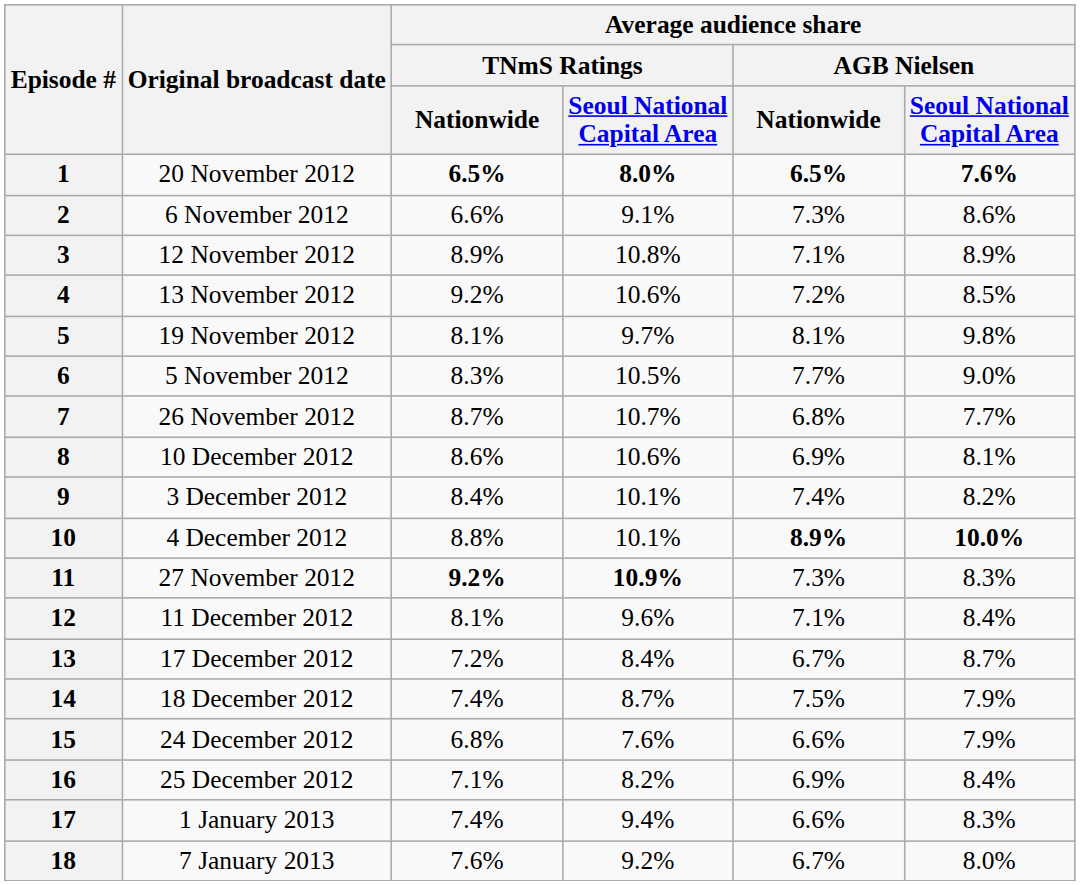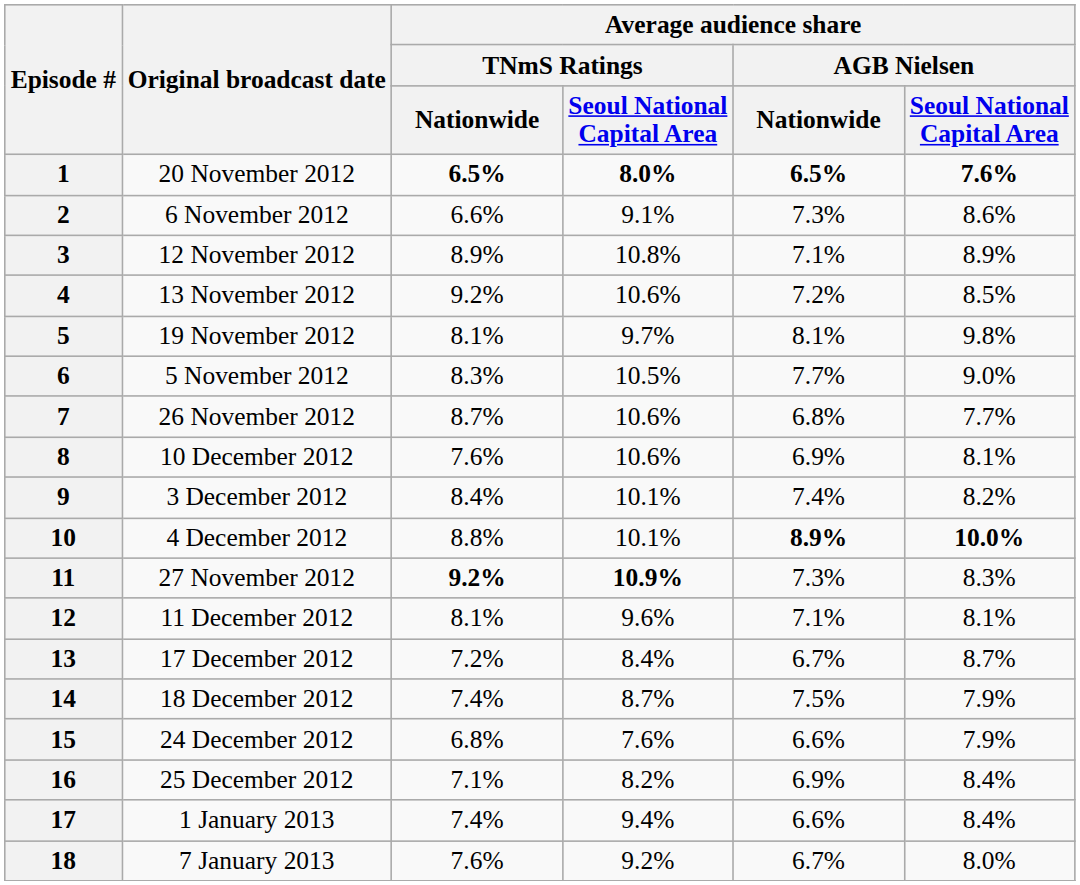(648, 416) 10.7% -> (648, 416) 10.6%
(477, 456) 8.6% -> (477, 456) 7.6%
(989, 618) 8.4% -> (989, 618) 8.1%
(989, 819) 8.3% -> (989, 819) 8.4%
